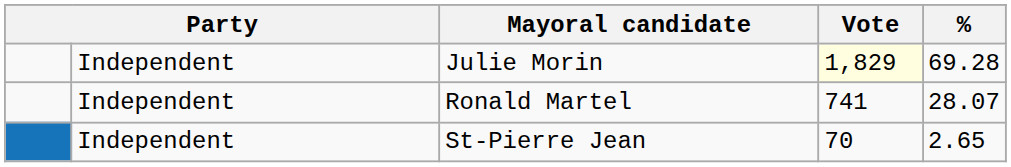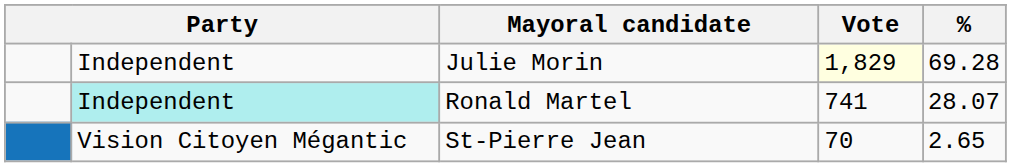(156, 102) no background -> (156, 102) paleturquoise background
(156, 141) Independent -> (242, 141) Vision Citoyen Mégantic
